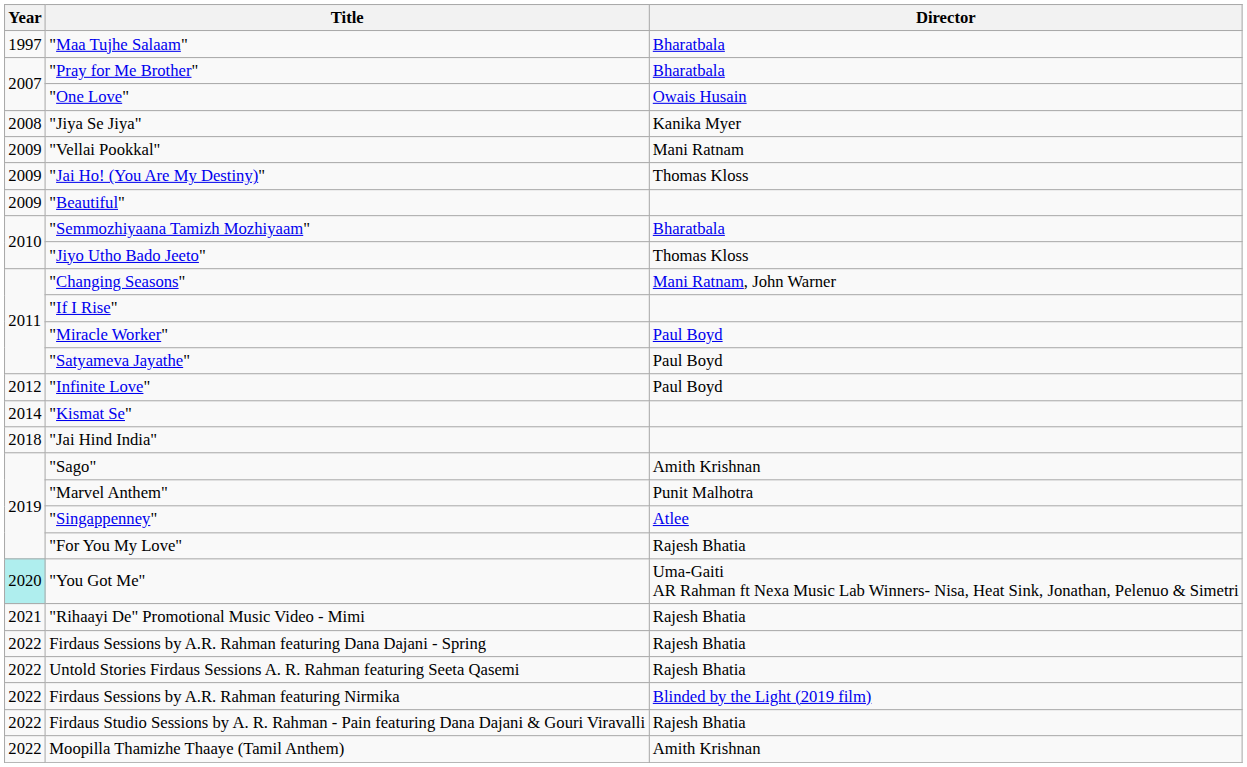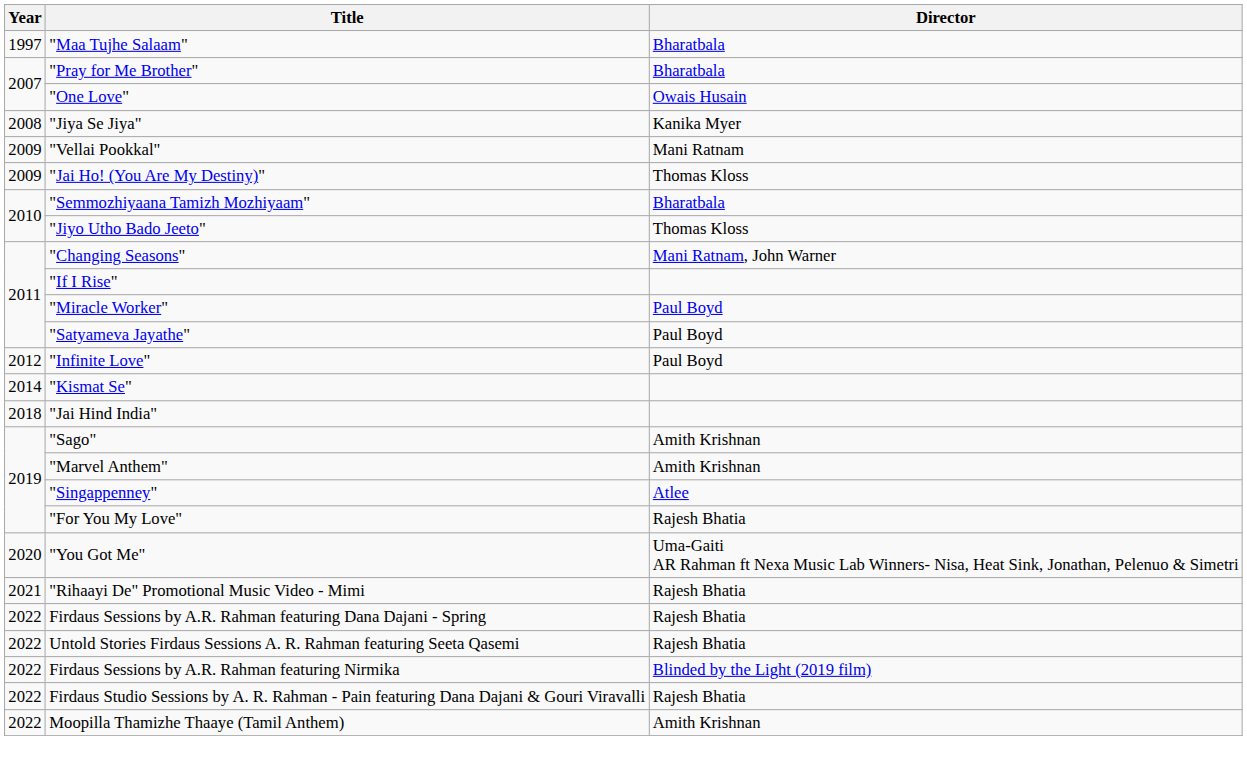- row: (87, 202)
(703, 492) Punit Malhotra -> (707, 466) Amith Krishnan
(25, 581) paleturquoise background -> (25, 554) no background
